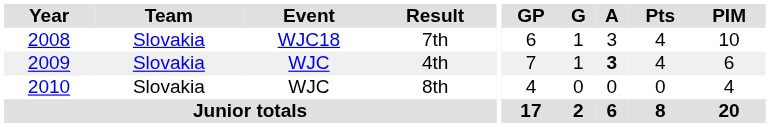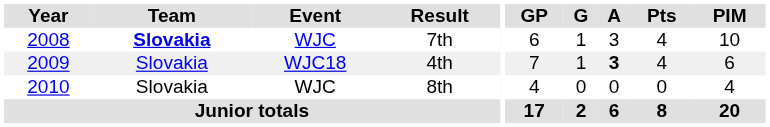(169, 39) normal -> (172, 39) bold
(309, 39) WJC18 -> (315, 39) WJC
(309, 63) WJC -> (315, 63) WJC18
